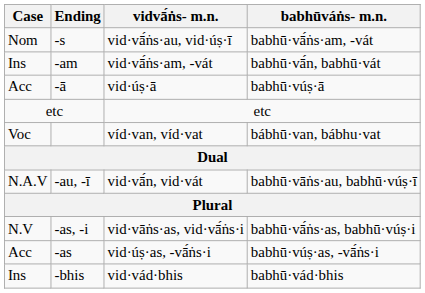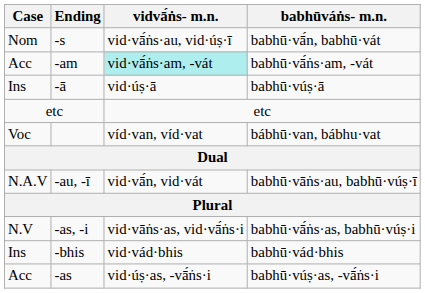(312, 39) babhū·vā́ṅs·am, -vát -> (316, 39) babhū·vā́n, babhū·vát
(17, 63) Ins -> (20, 63) Acc
(160, 63) no background -> (160, 63) paleturquoise background
(316, 63) babhū·vā́n, babhū·vát -> (312, 63) babhū·vā́ṅs·am, -vát
(20, 87) Acc -> (17, 87) Ins
rows swapped: (63, 252) <-> (69, 275)
